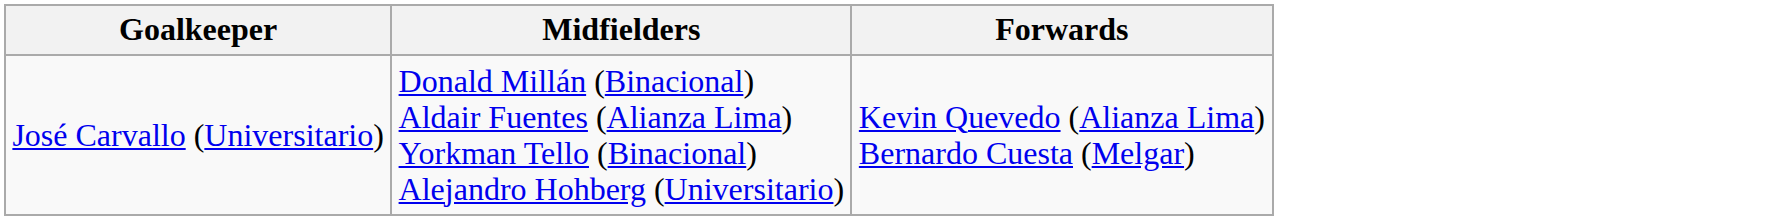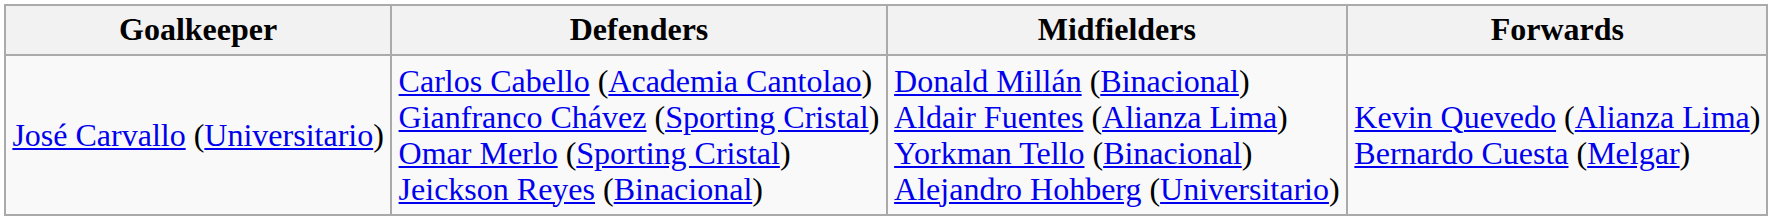+ column: (639, 29)
